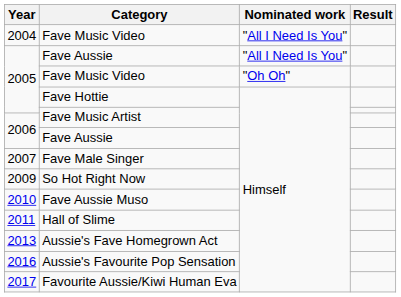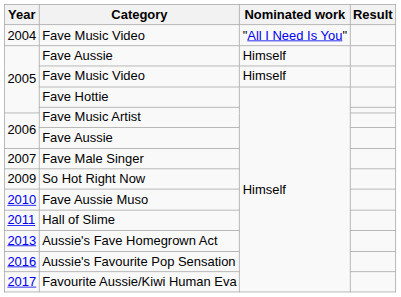(295, 55) "All I Need Is You" -> (264, 55) Himself
(266, 76) "Oh Oh" -> (264, 76) Himself
